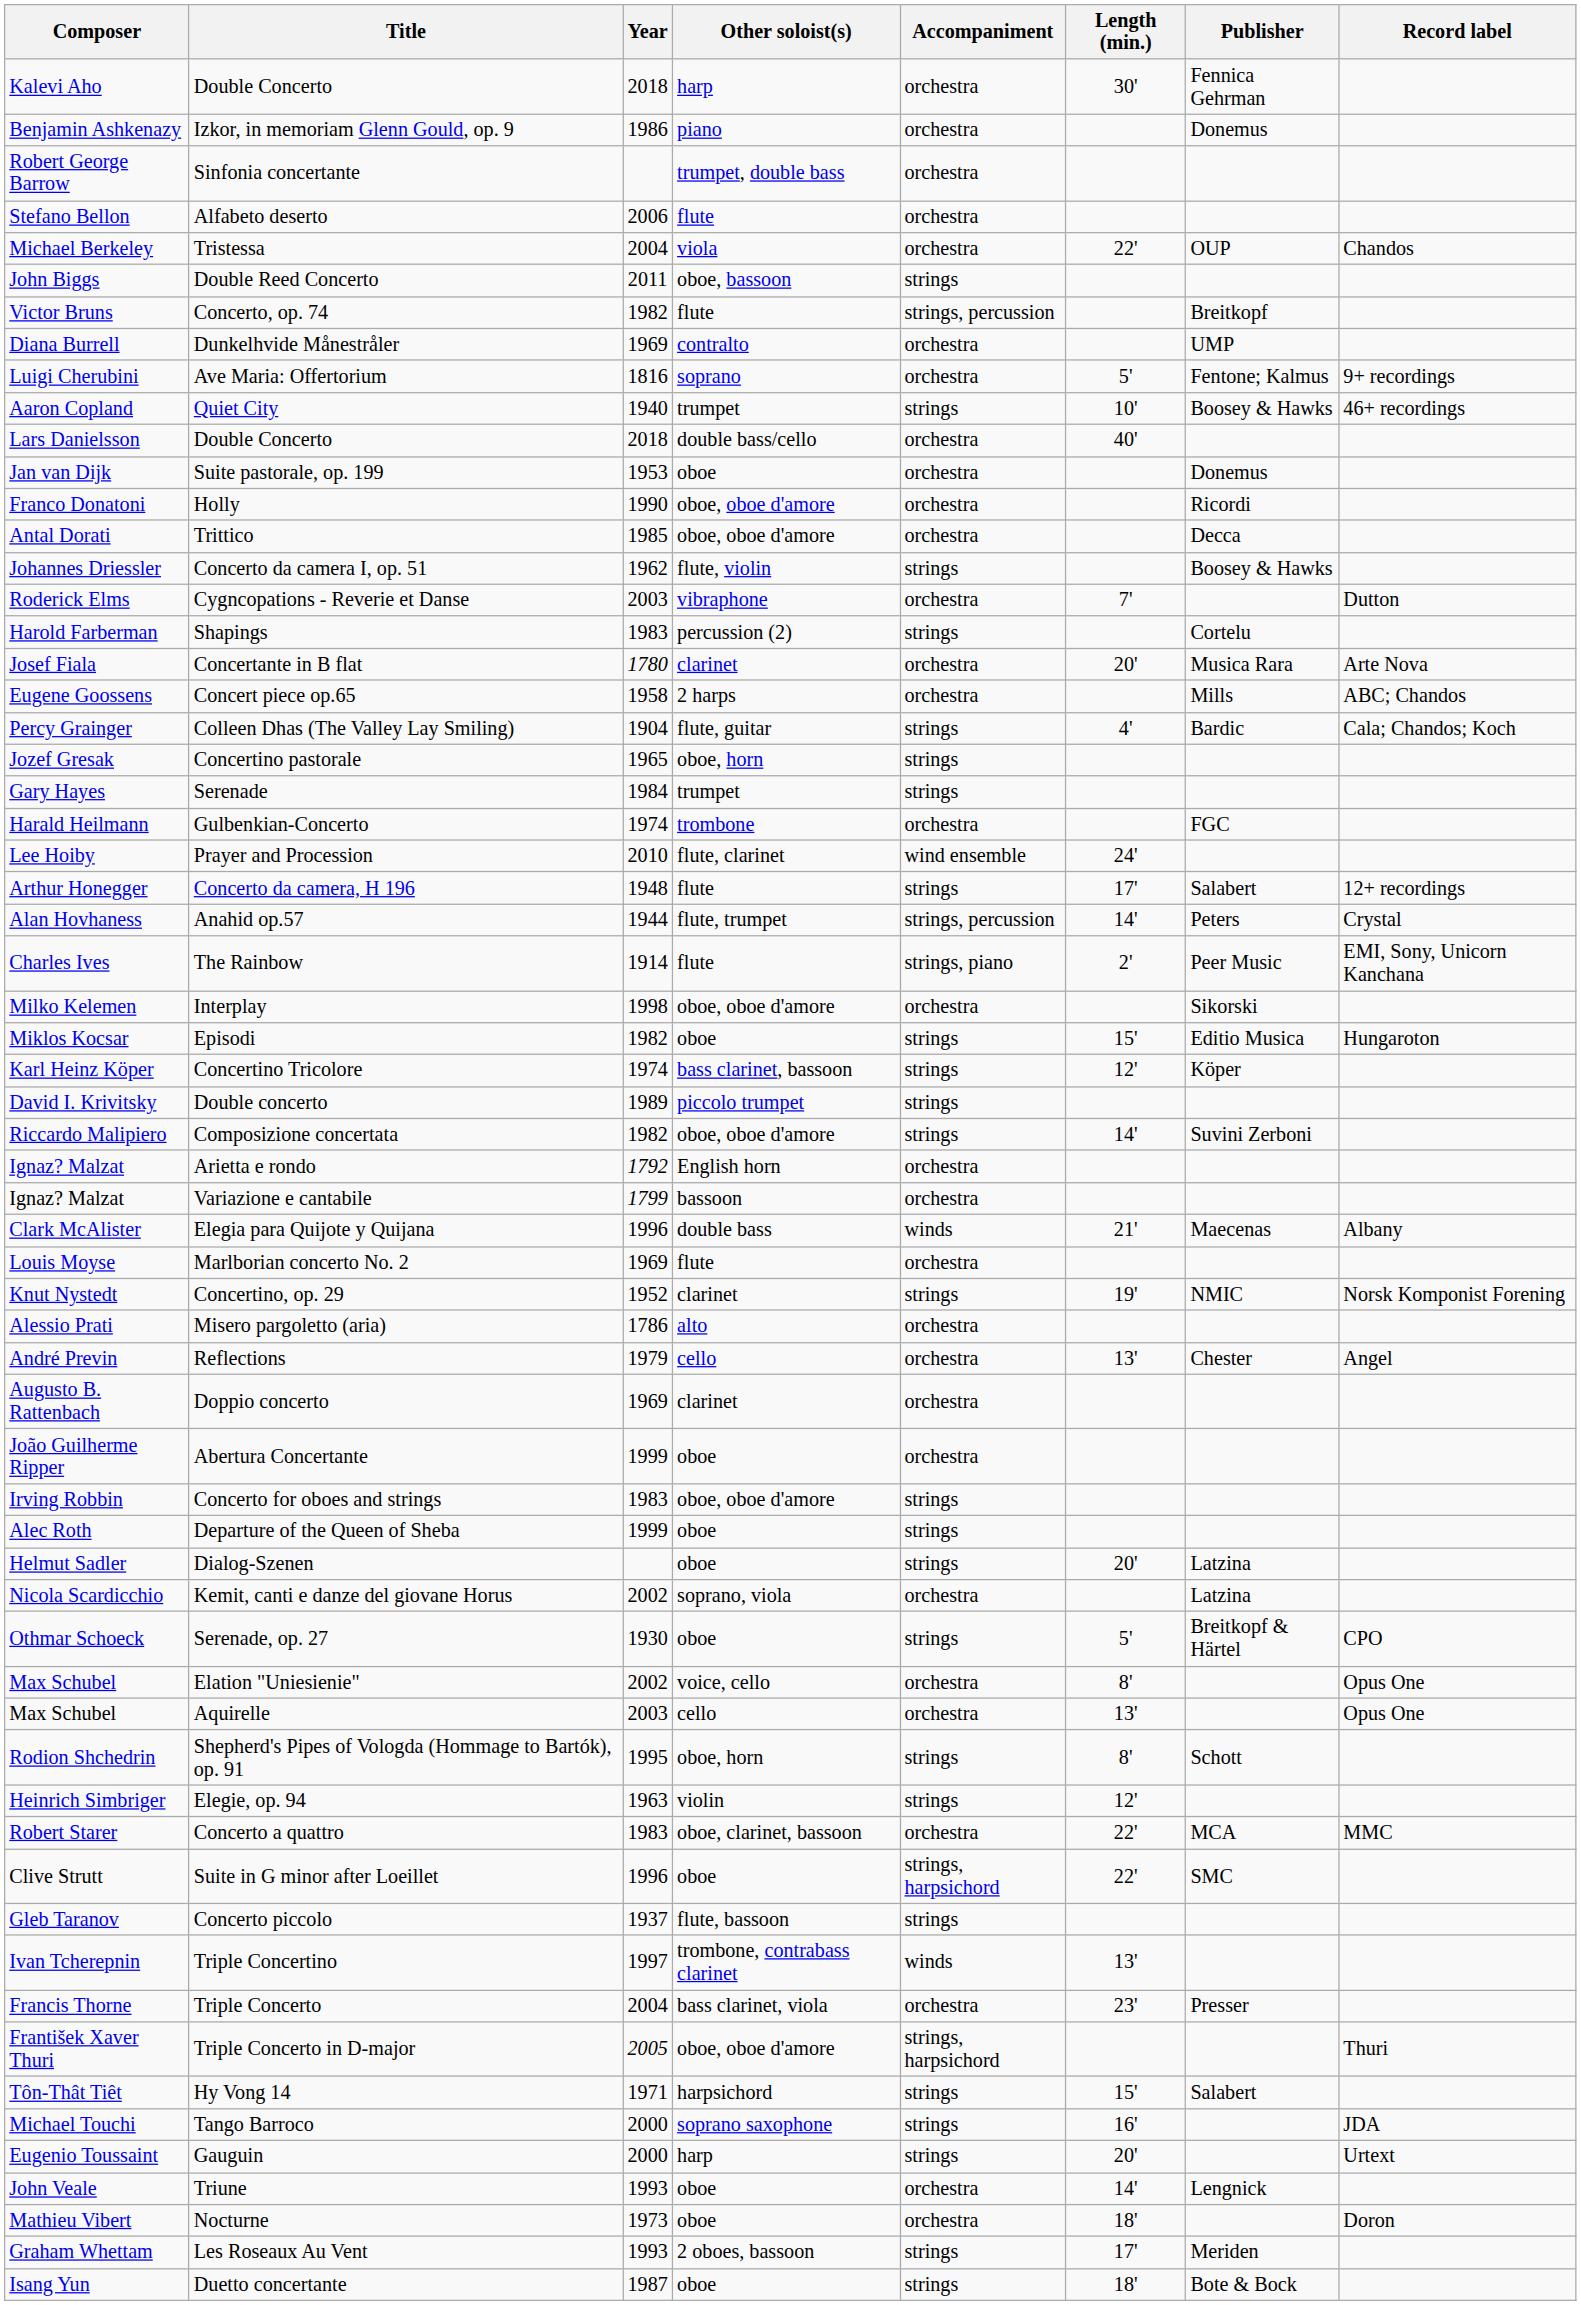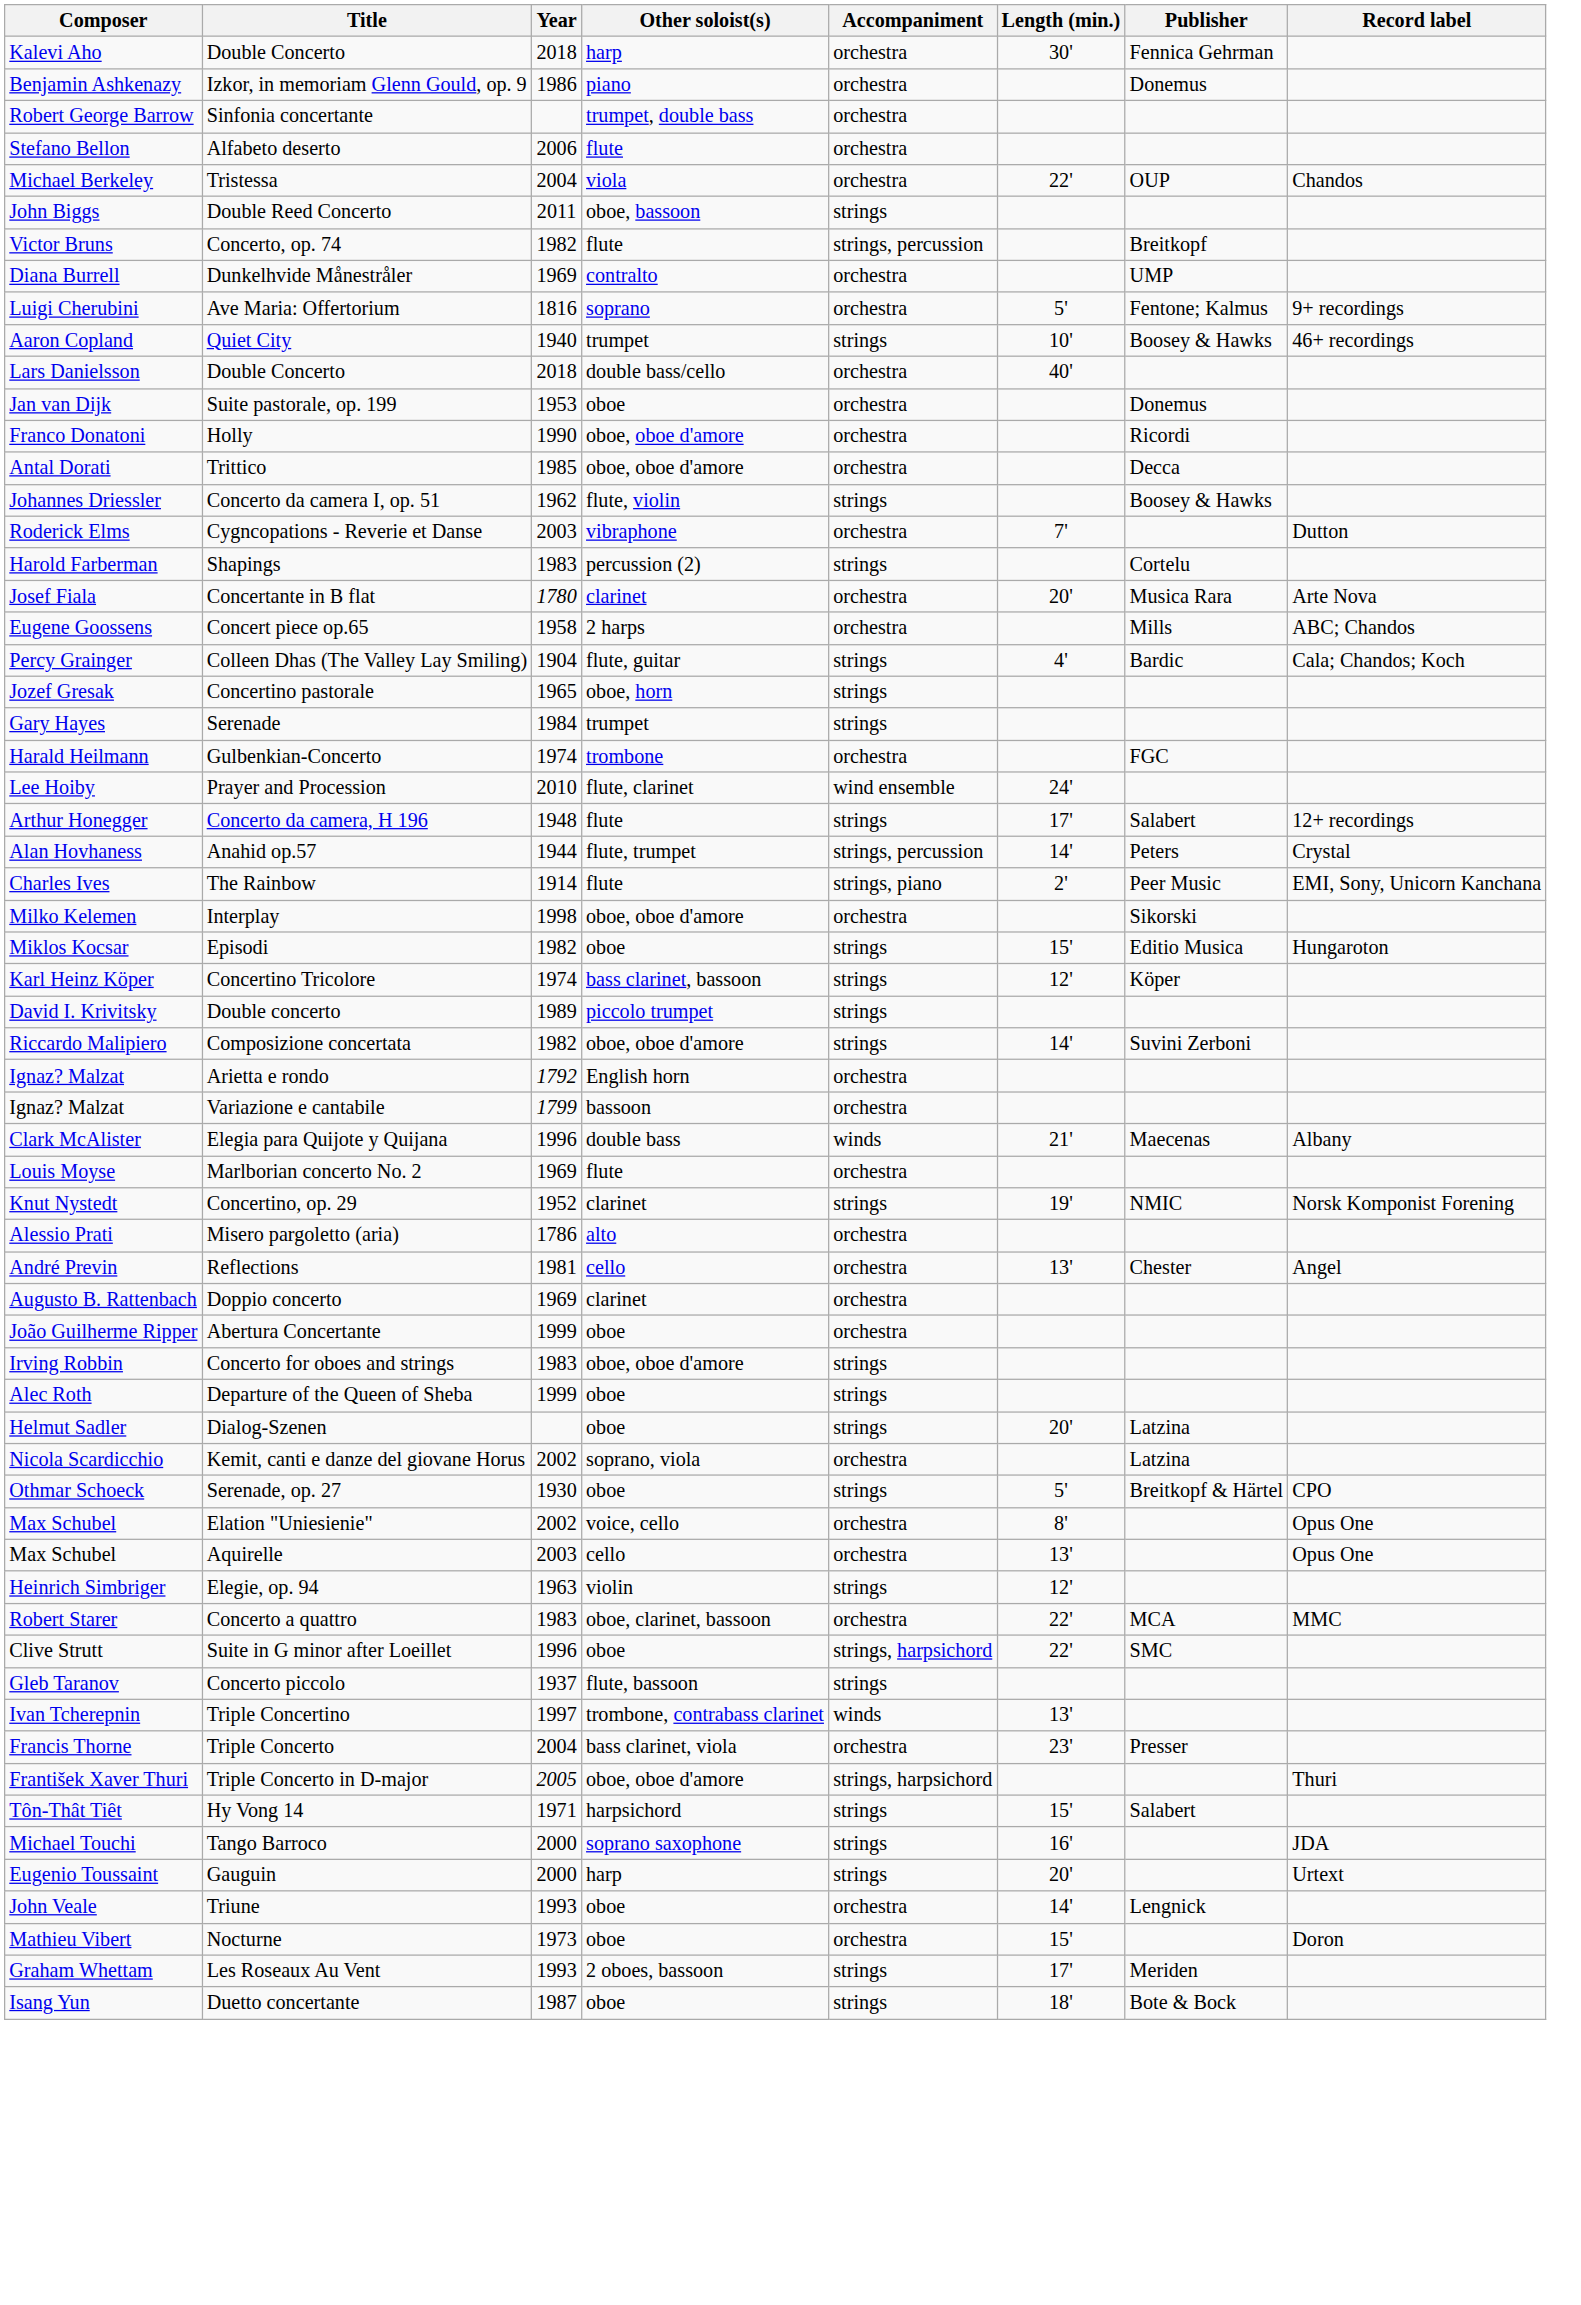(648, 1358) 1979 -> (557, 1267) 1981
- row: (82, 1757)
(1126, 2220) 18' -> (1061, 1938) 15'
